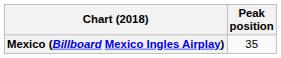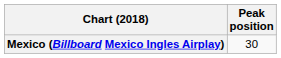(252, 44) 35 -> (252, 44) 30
